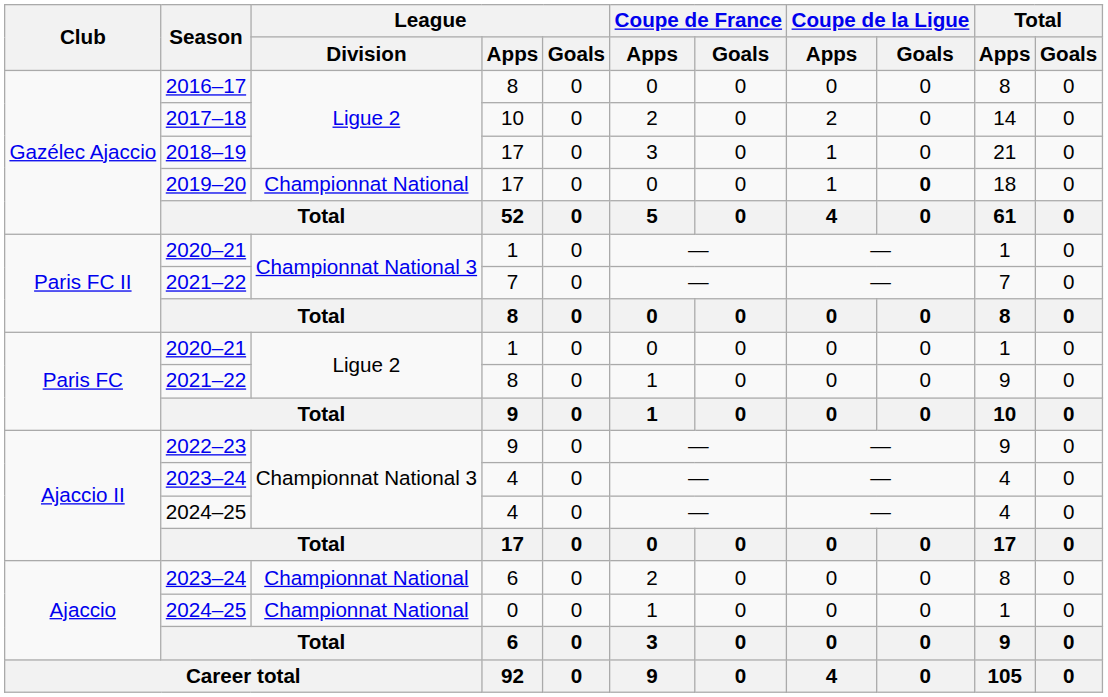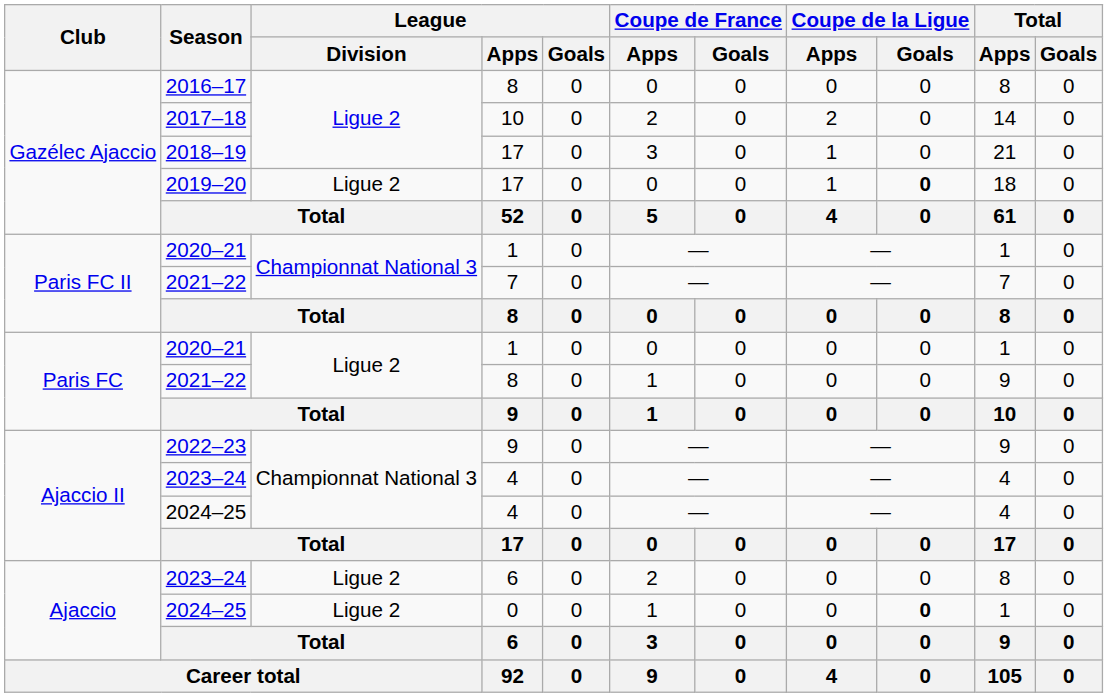(366, 184) Championnat National -> (366, 184) Ligue 2
(366, 577) Championnat National -> (366, 577) Ligue 2
(366, 610) Championnat National -> (366, 610) Ligue 2
(925, 610) normal -> (925, 610) bold
